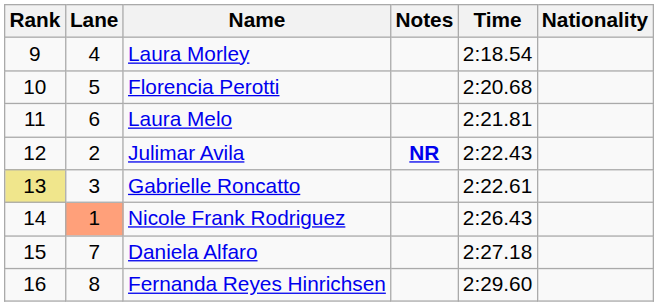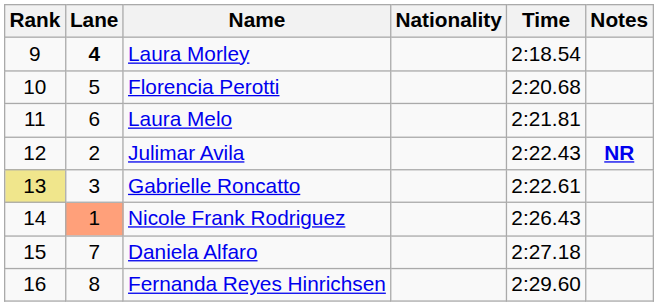columns swapped: (595, 20) <-> (424, 20)
(94, 53) normal -> (94, 53) bold
